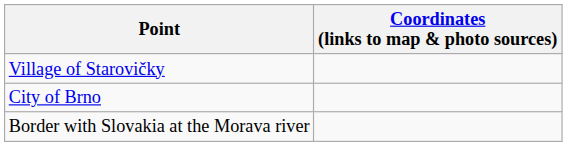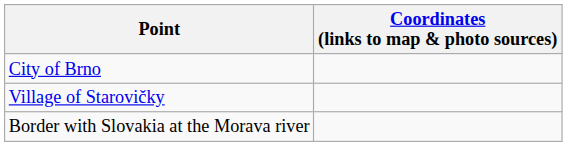rows swapped: (55, 97) <-> (87, 68)
